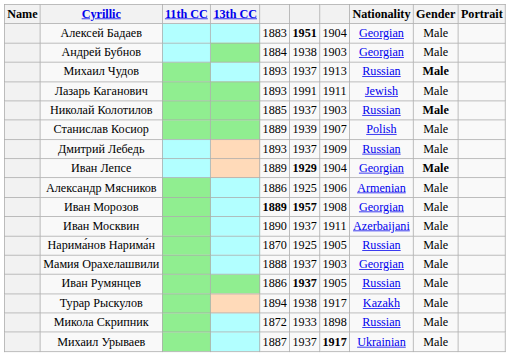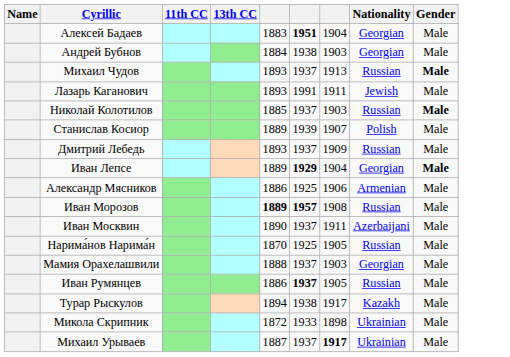- column: (482, 14)
(381, 206) Georgian -> (381, 206) Russian
(381, 322) Russian -> (381, 322) Ukrainian
